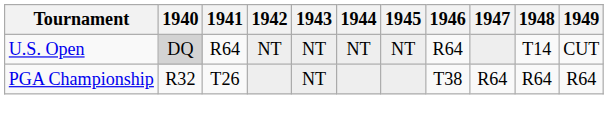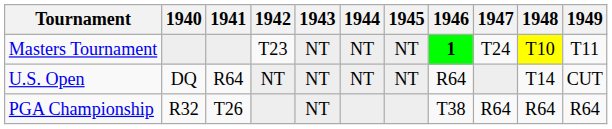+ row: (83, 49)
(180, 49) lightgrey background -> (184, 79) no background
